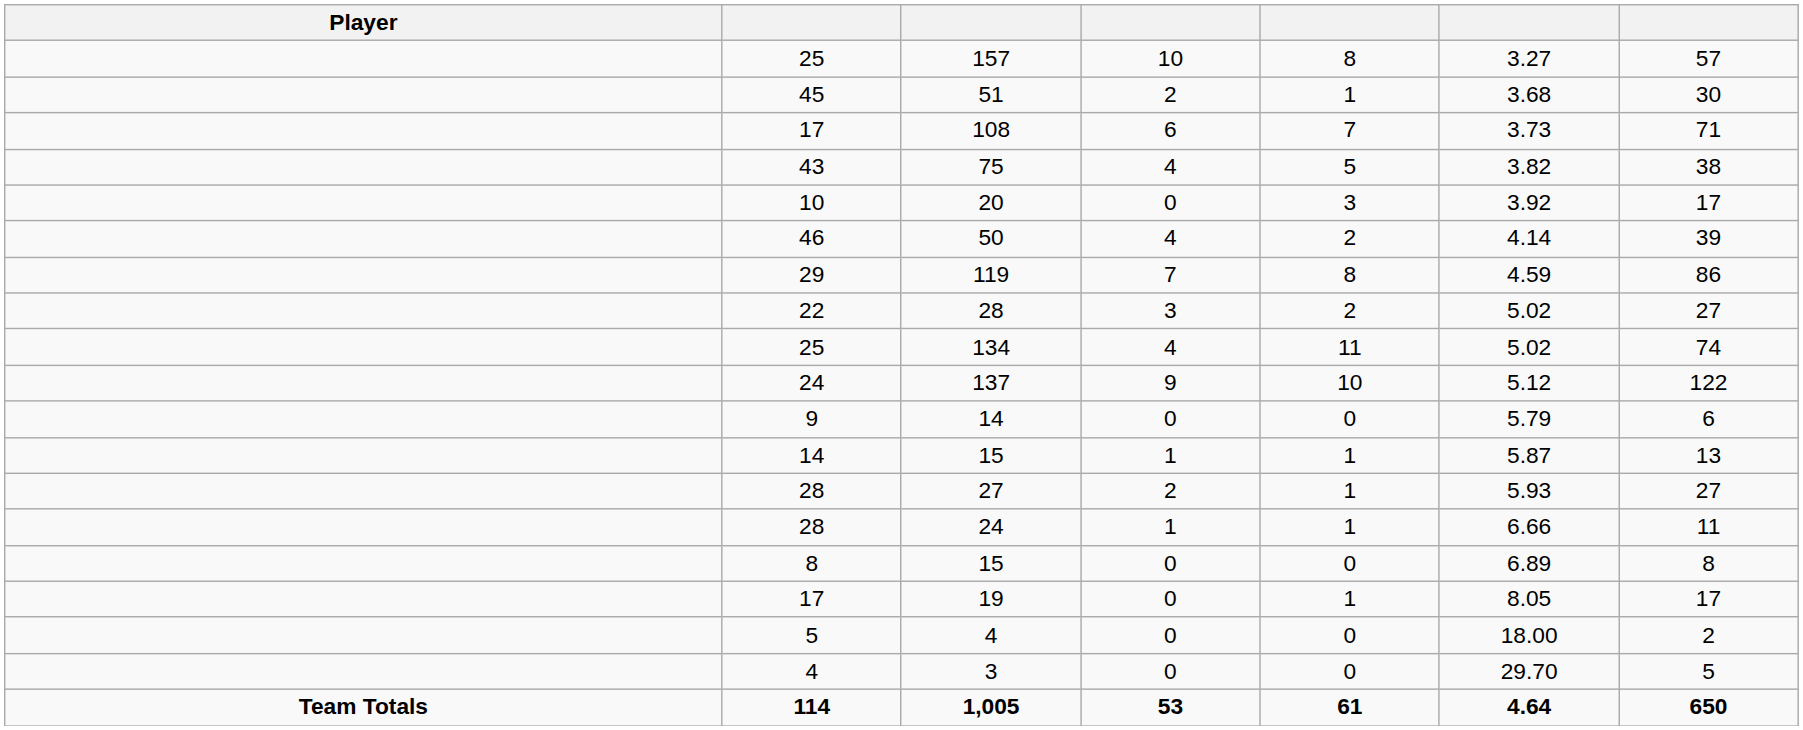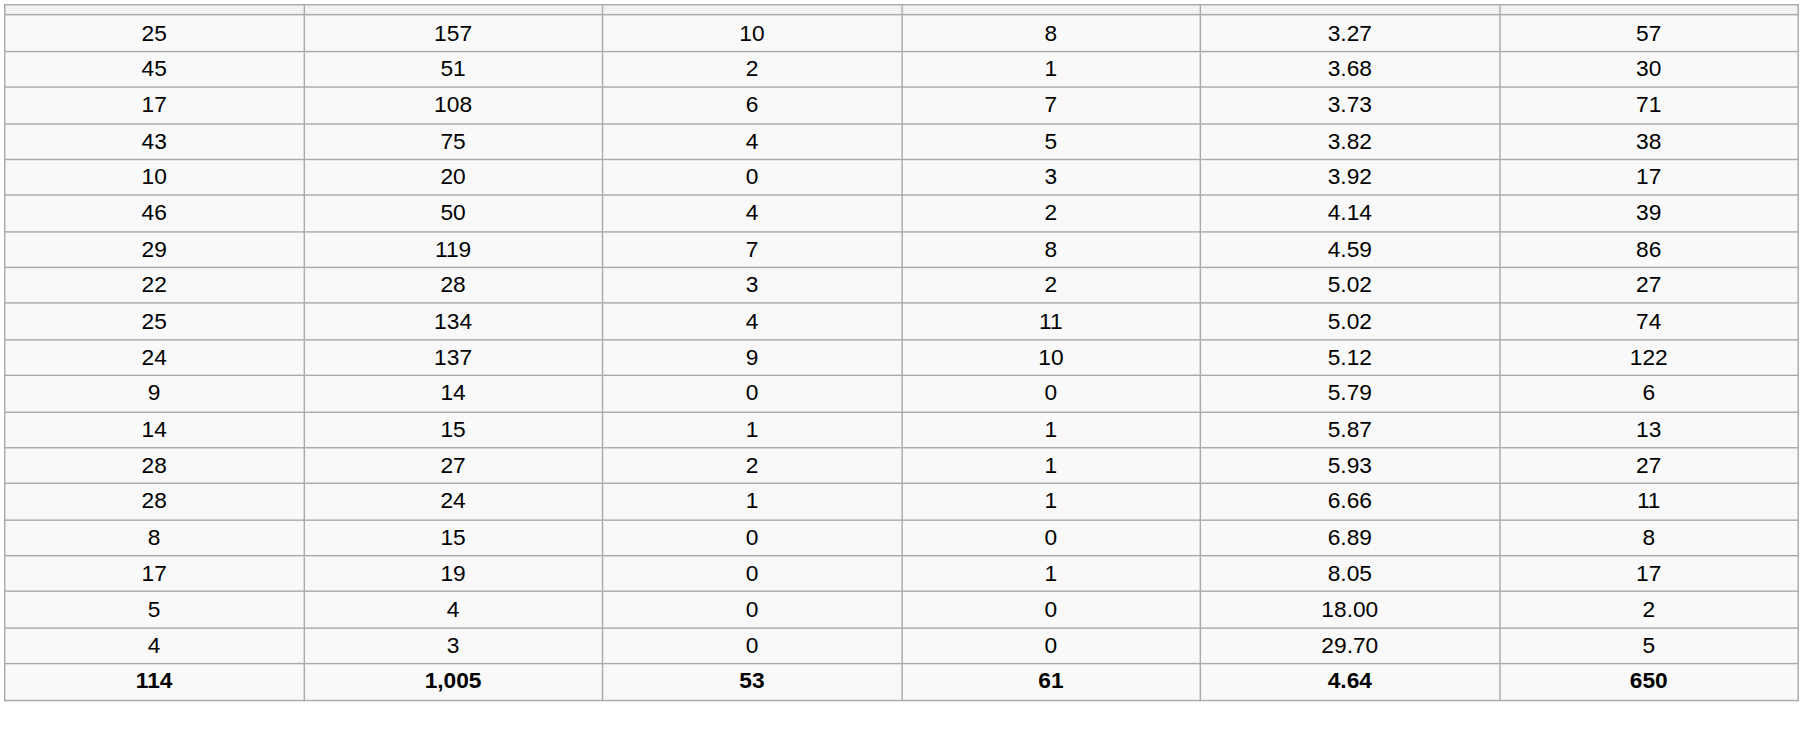- column: (363, 22)
